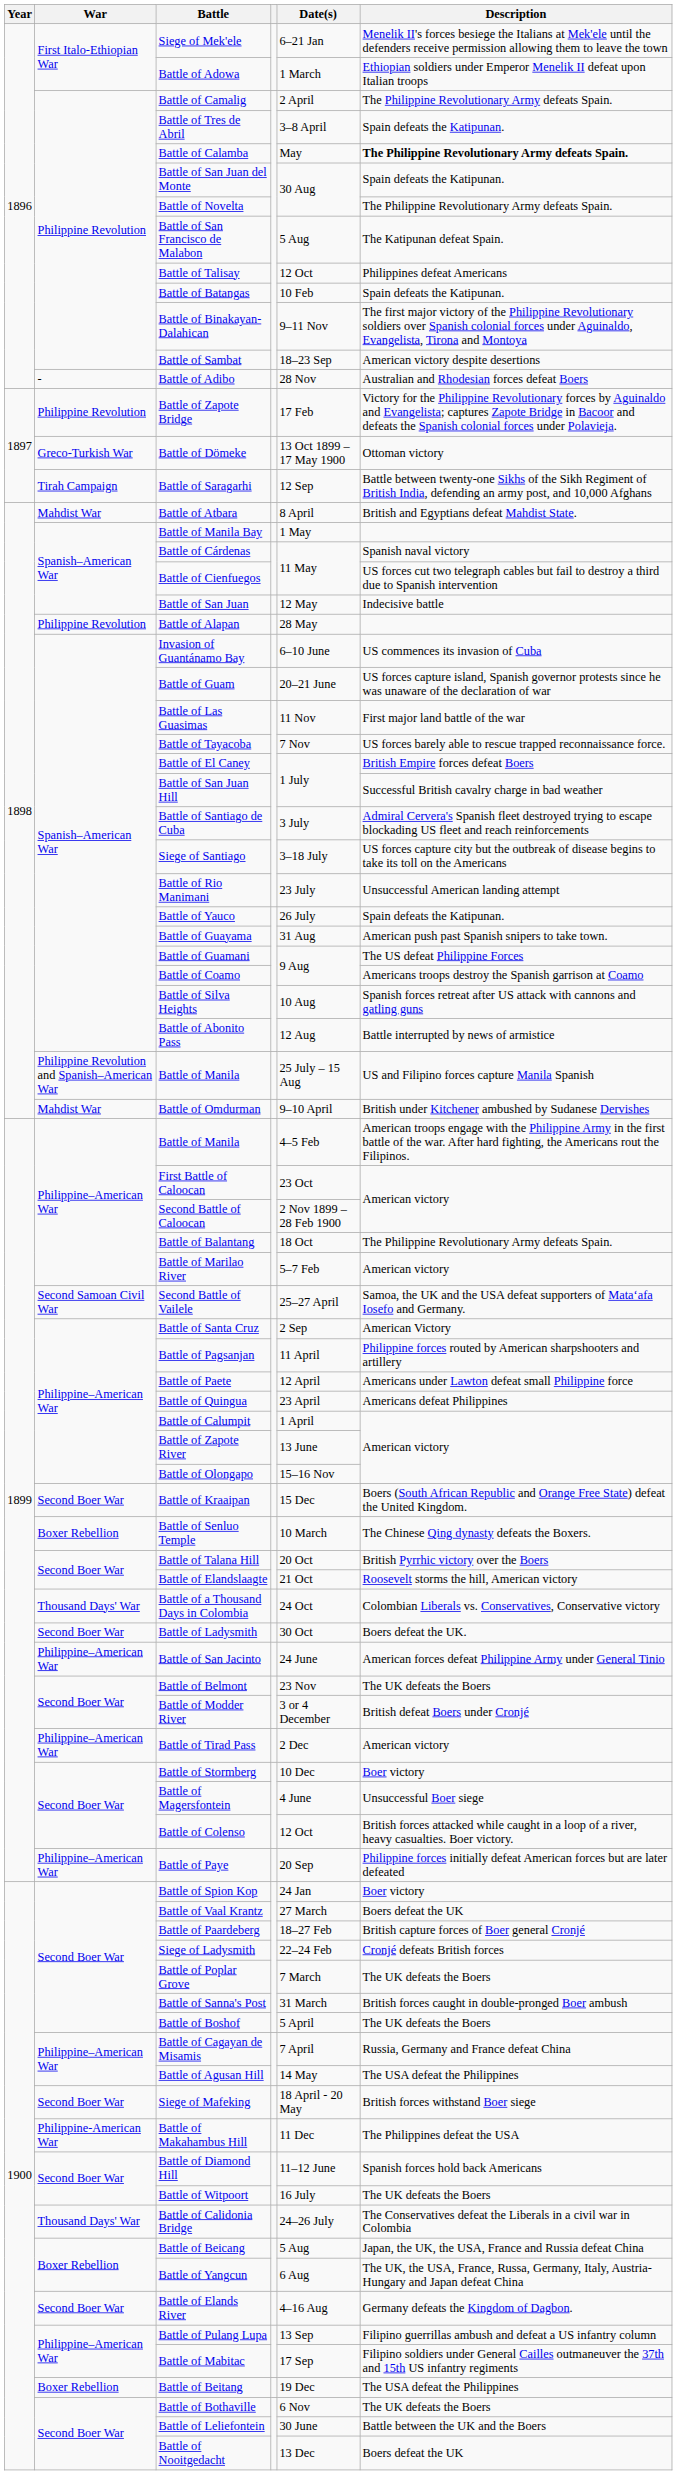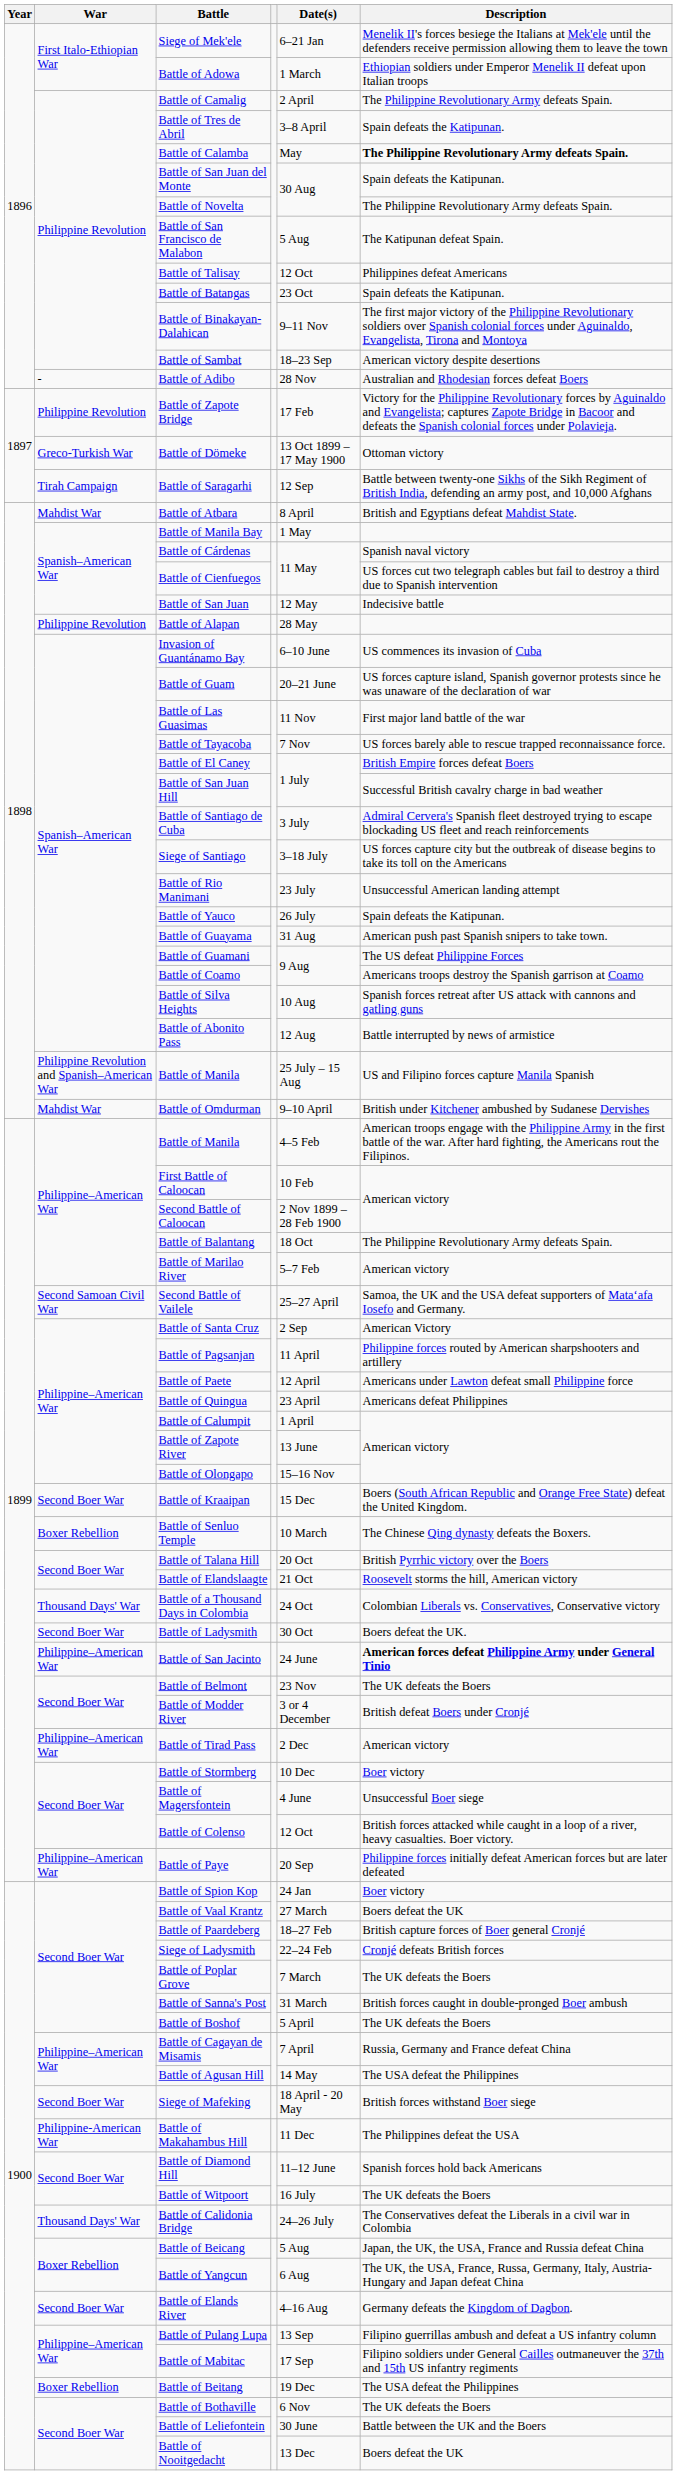(296, 292) 10 Feb -> (296, 292) 23 Oct
(296, 1182) 23 Oct -> (296, 1182) 10 Feb
(514, 1659) normal -> (508, 1659) bold
